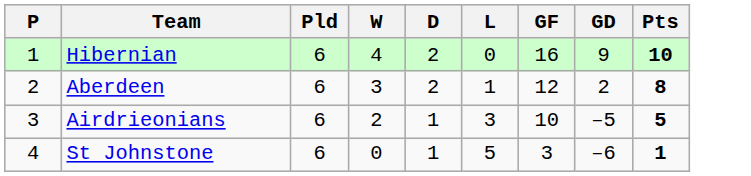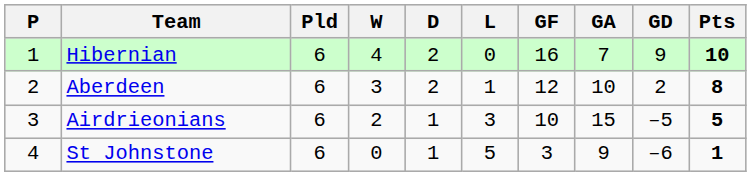+ column: (604, 21)
